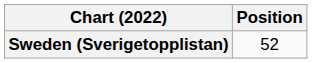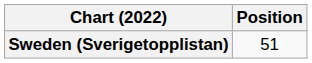(270, 44) 52 -> (270, 44) 51
